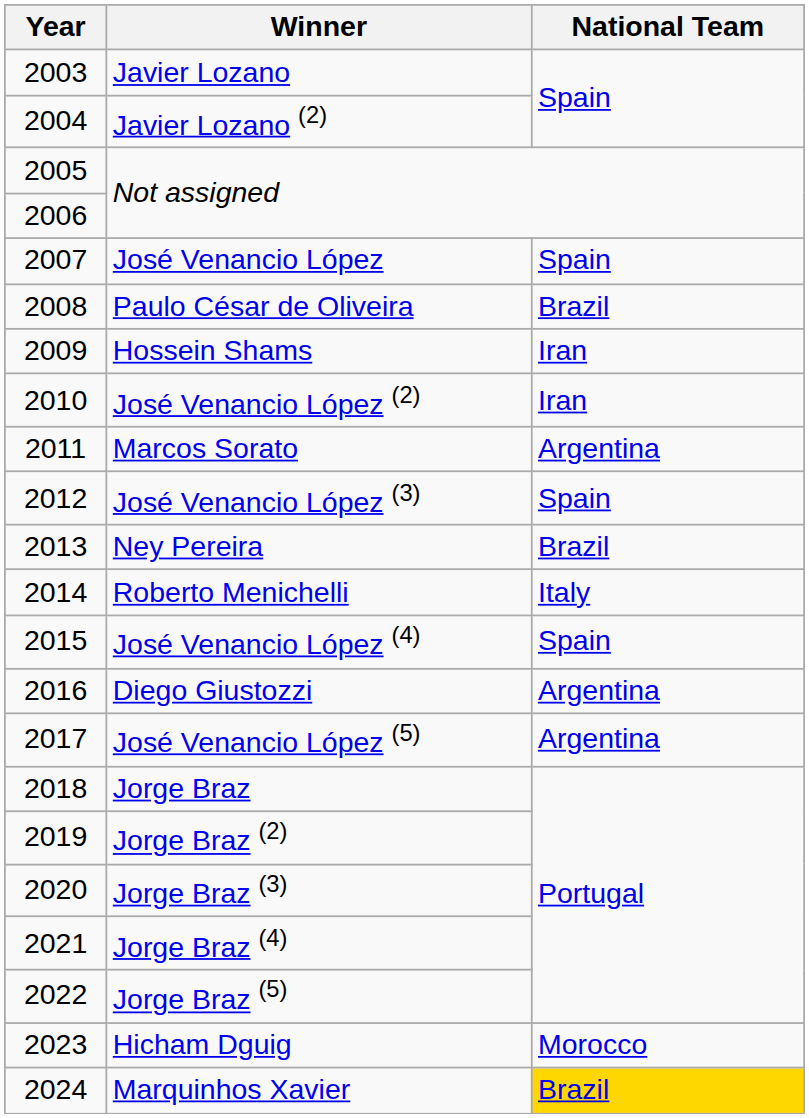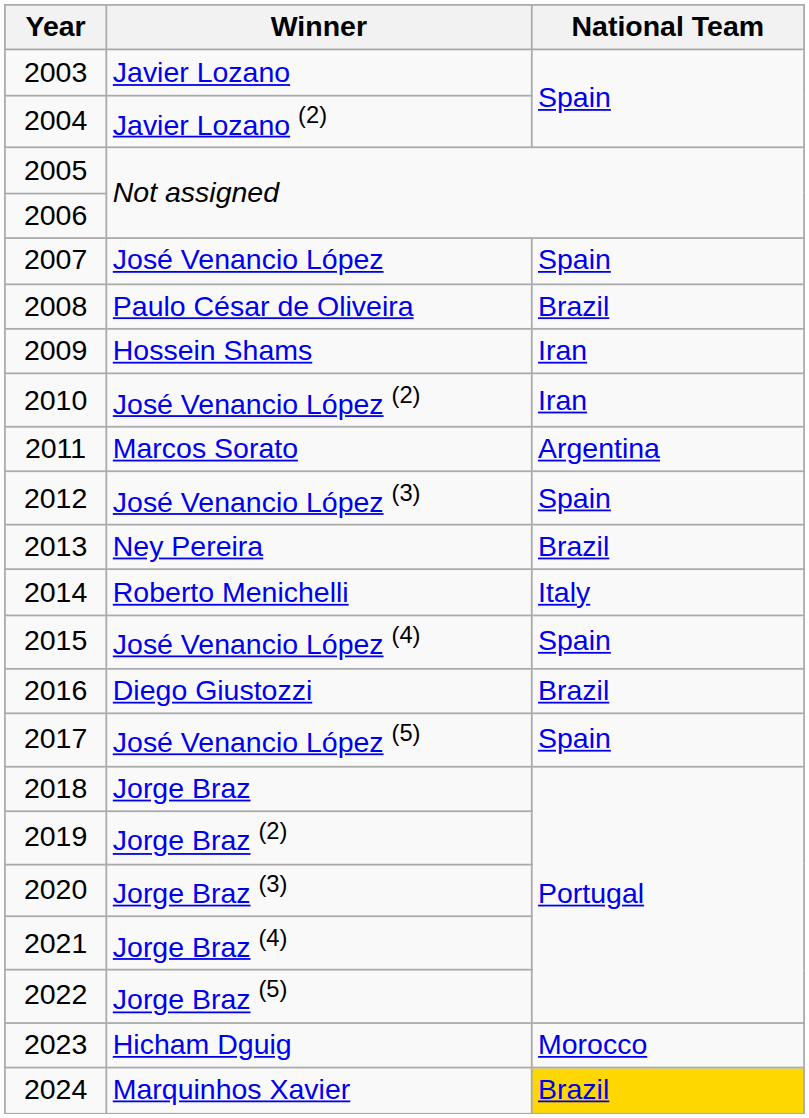(599, 690) Argentina -> (574, 690) Brazil
(599, 739) Argentina -> (574, 739) Spain
